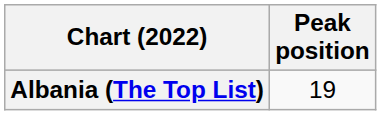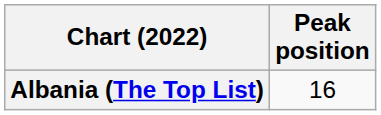(322, 89) 19 -> (322, 89) 16
